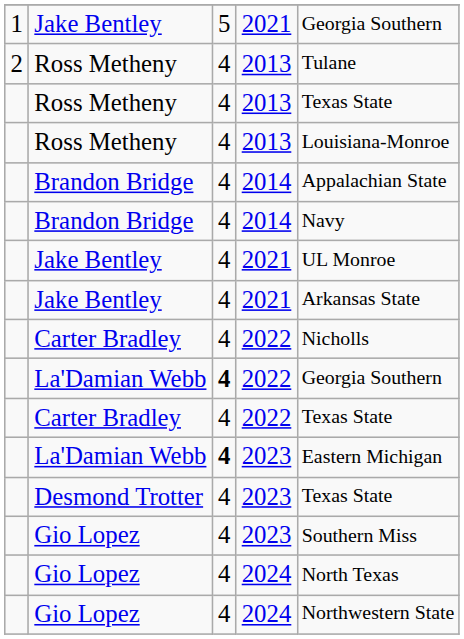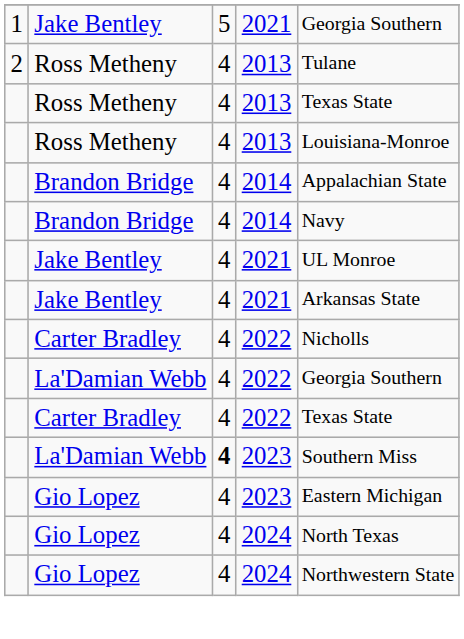(224, 378) bold -> (224, 378) normal
(372, 456) Eastern Michigan -> (359, 456) Southern Miss
- row: (119, 496)
(359, 535) Southern Miss -> (372, 496) Eastern Michigan
